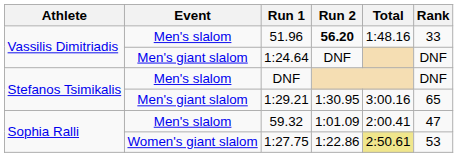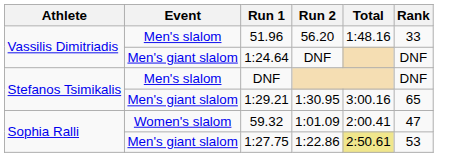(337, 37) bold -> (317, 37) normal
(193, 121) Men's slalom -> (183, 121) Women's slalom
(193, 142) Women's giant slalom -> (183, 142) Men's giant slalom
